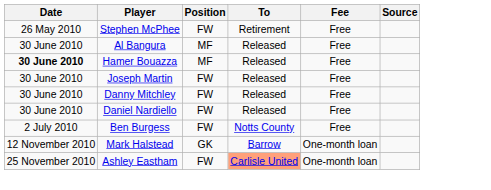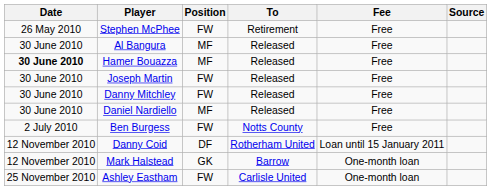(205, 111) FW -> (205, 111) MF
+ row: (140, 144)
(264, 161) lightsalmon background -> (273, 177) no background
